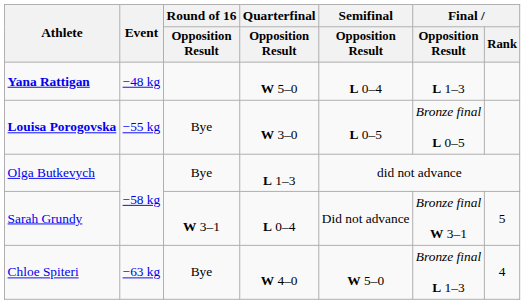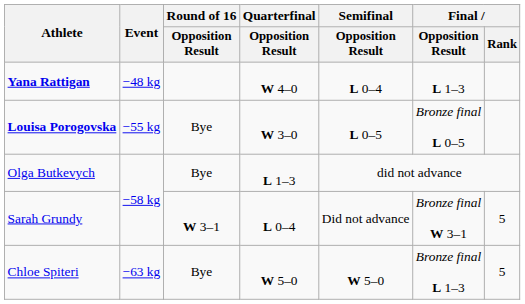(279, 89) W 5–0 -> (279, 89) W 4–0
(279, 280) W 4–0 -> (279, 280) W 5–0
(502, 272) 4 -> (502, 272) 5
